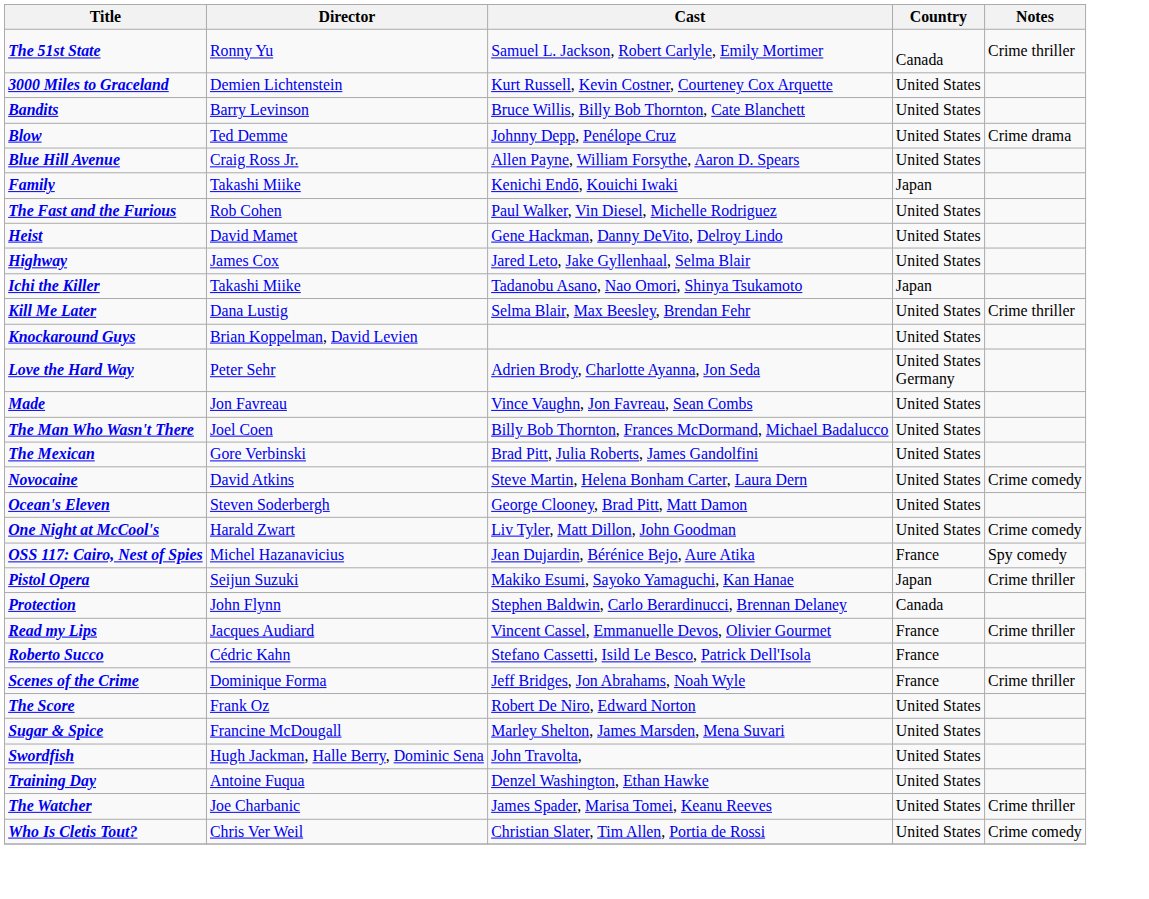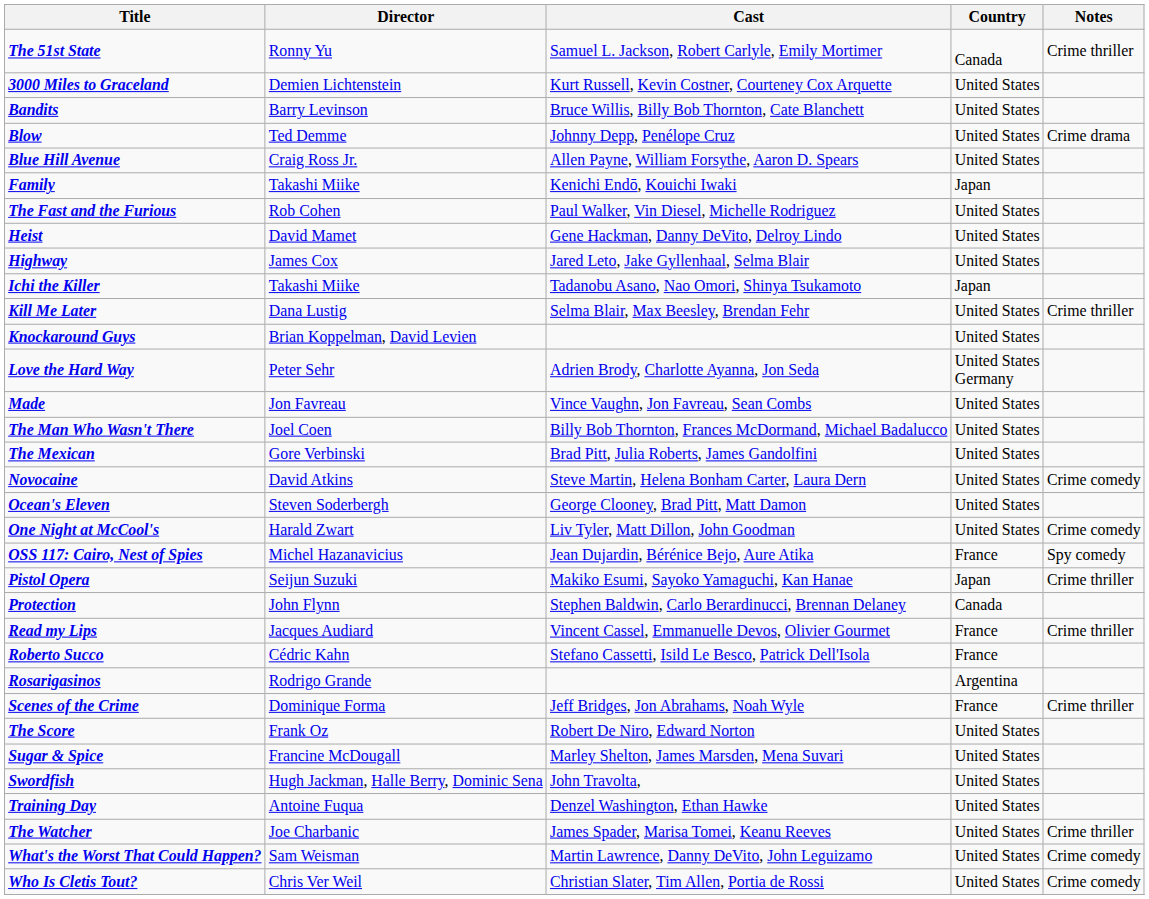+ row: (54, 680)
+ row: (135, 856)
